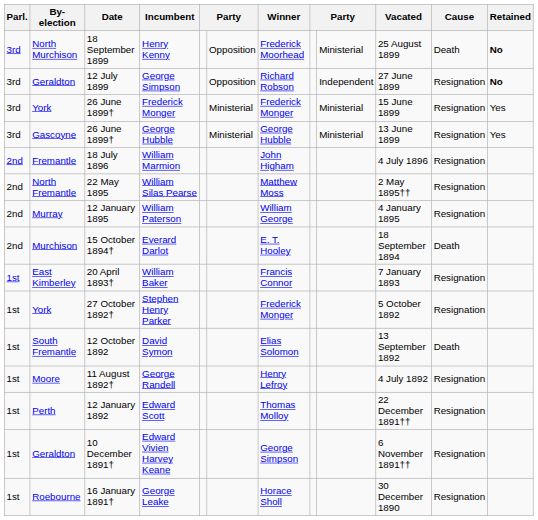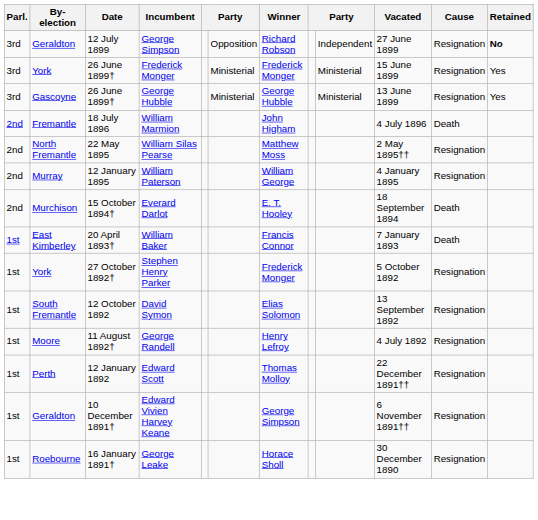- row: (156, 49)
(459, 161) Resignation -> (447, 123) Death
(459, 277) Resignation -> (447, 240) Death
(447, 347) Death -> (459, 309) Resignation
